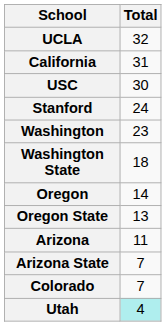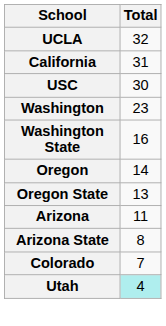- row: (62, 108)
(141, 162) 18 -> (141, 139) 16
(141, 263) 7 -> (141, 240) 8
